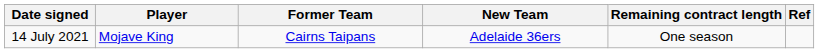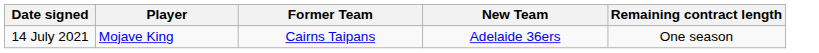- column: (799, 15)
